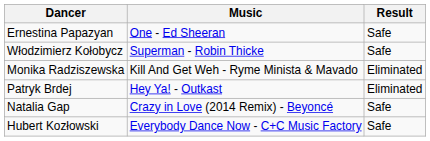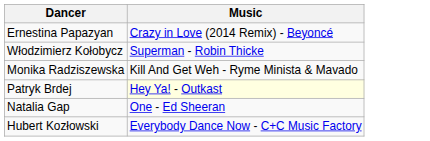- column: (395, 13)
(177, 32) One - Ed Sheeran -> (231, 32) Crazy in Love (2014 Remix) - Beyoncé
(176, 88) no background -> (176, 88) lightyellow background
(231, 107) Crazy in Love (2014 Remix) - Beyoncé -> (177, 107) One - Ed Sheeran
